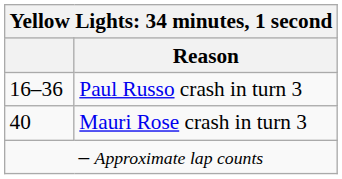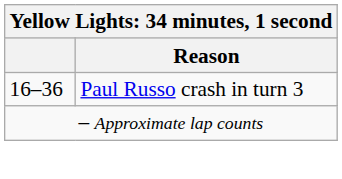- row: (193, 122)
